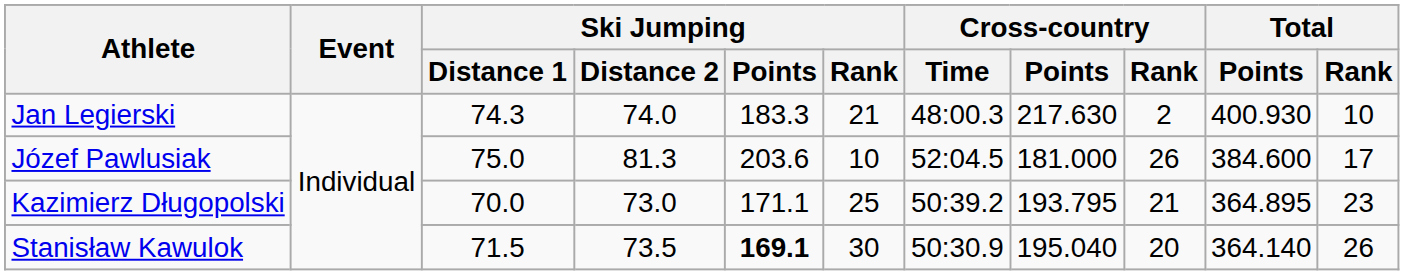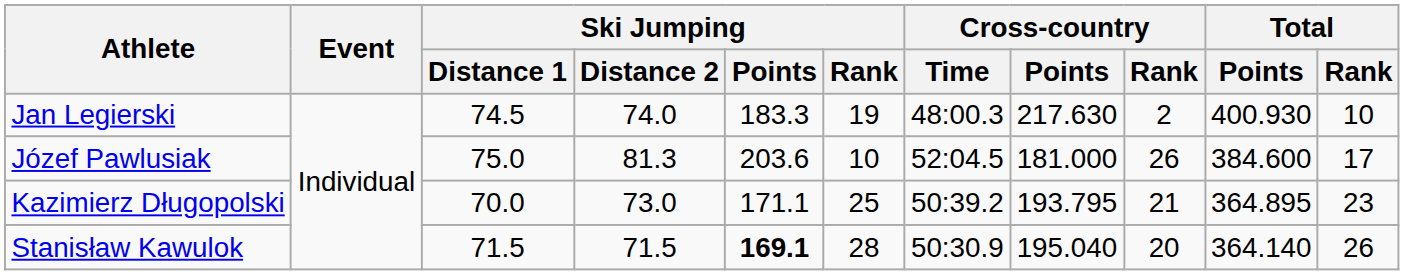(498, 115) 74.3 -> (498, 115) 74.5
(864, 115) 21 -> (864, 115) 19
(650, 247) 73.5 -> (650, 247) 71.5
(864, 247) 30 -> (864, 247) 28
